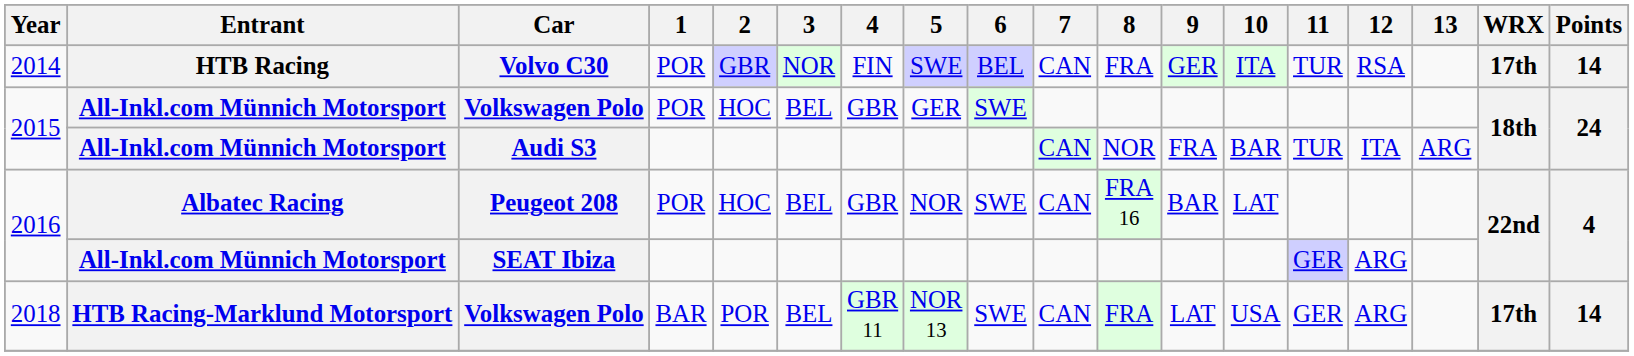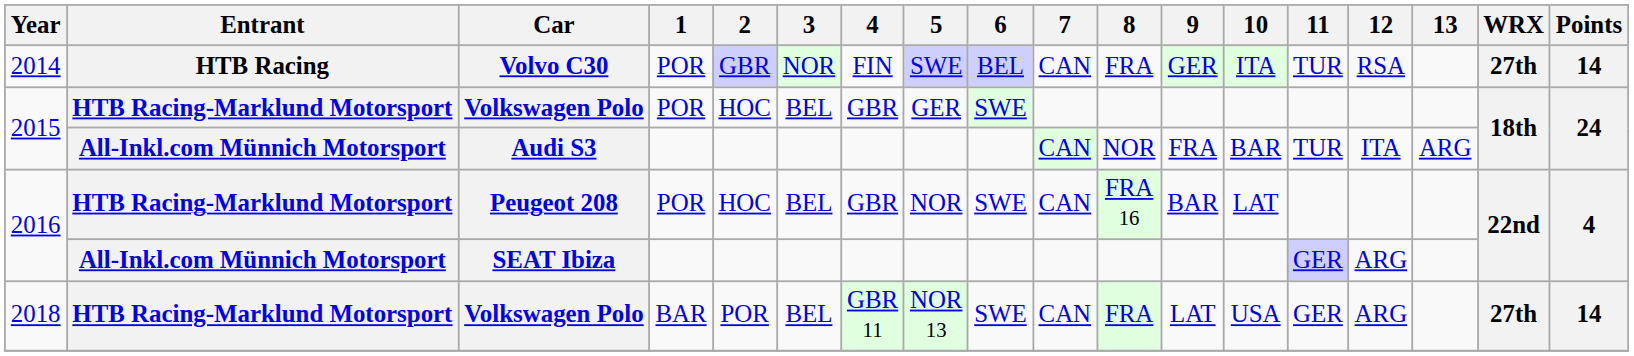(1514, 65) 17th -> (1514, 65) 27th
(262, 106) All-Inkl.com Münnich Motorsport -> (262, 106) HTB Racing-Marklund Motorsport
(262, 203) Albatec Racing -> (262, 203) HTB Racing-Marklund Motorsport
(1514, 314) 17th -> (1514, 314) 27th
